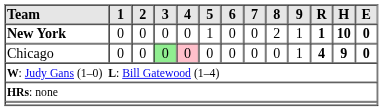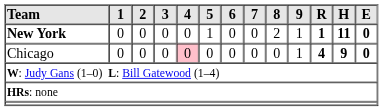(344, 33) 10 -> (344, 33) 11
(165, 53) lightgreen background -> (165, 53) no background
